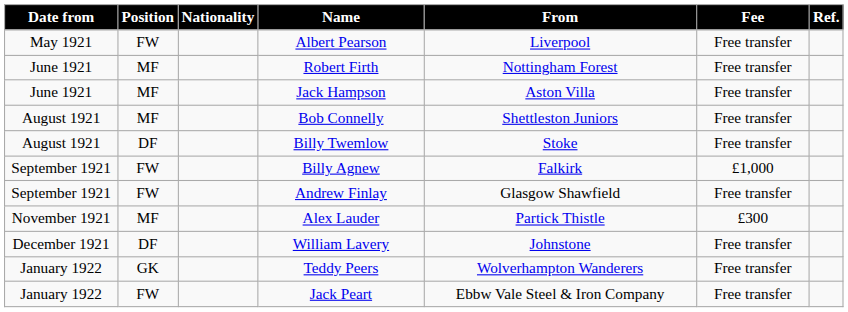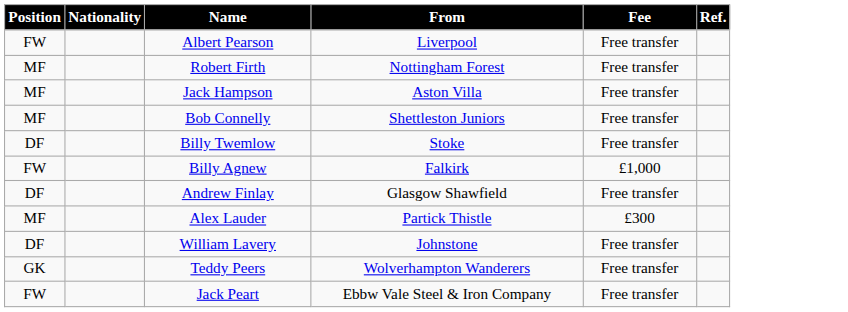- column: (61, 17)
(148, 193) FW -> (35, 193) DF
